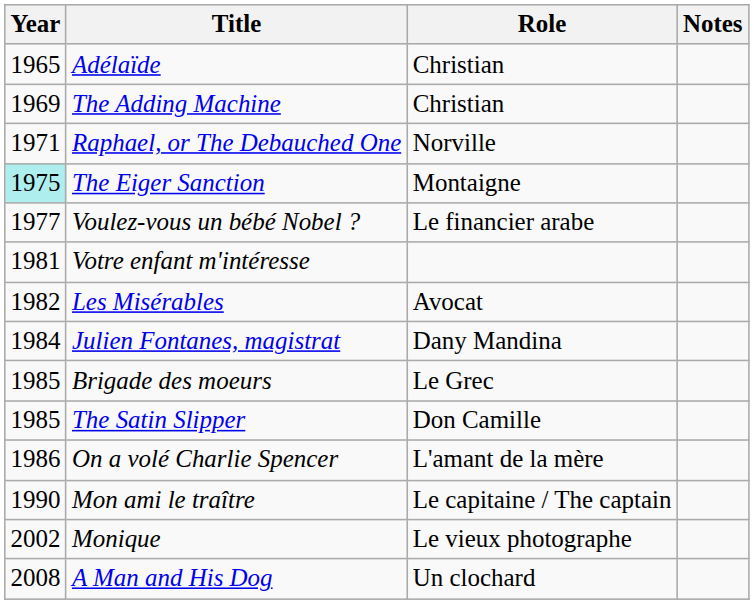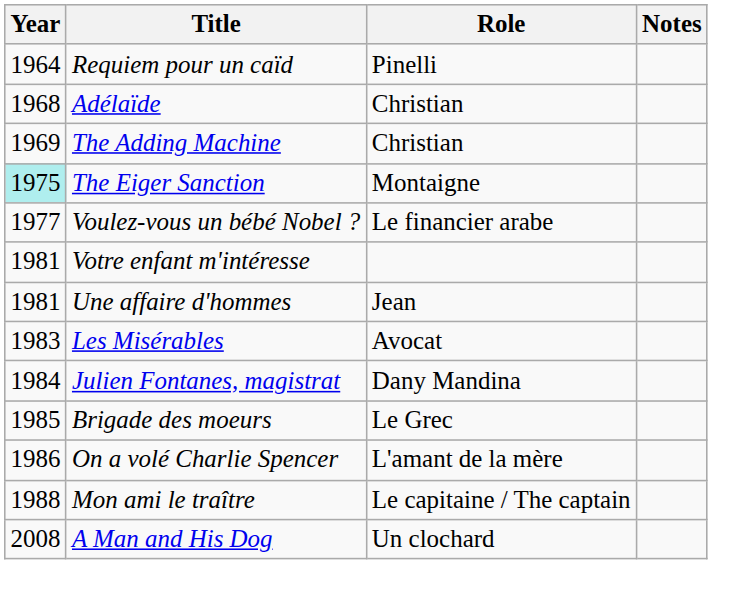+ row: (183, 63)
(35, 63) 1965 -> (35, 103) 1968
- row: (237, 143)
+ row: (182, 301)
(35, 301) 1982 -> (35, 340) 1983
- row: (159, 420)
(35, 499) 1990 -> (35, 499) 1988
- row: (116, 538)
